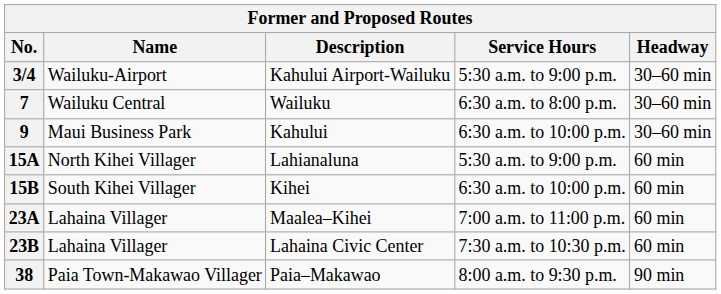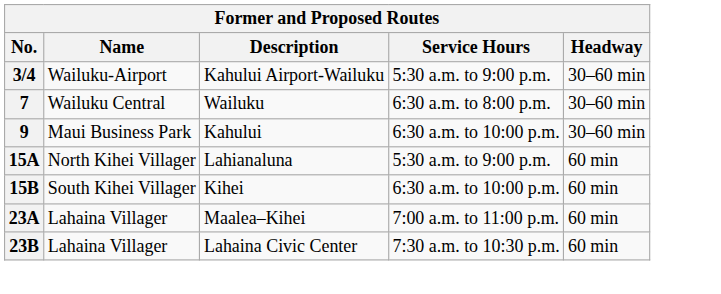- row: (24, 274)
